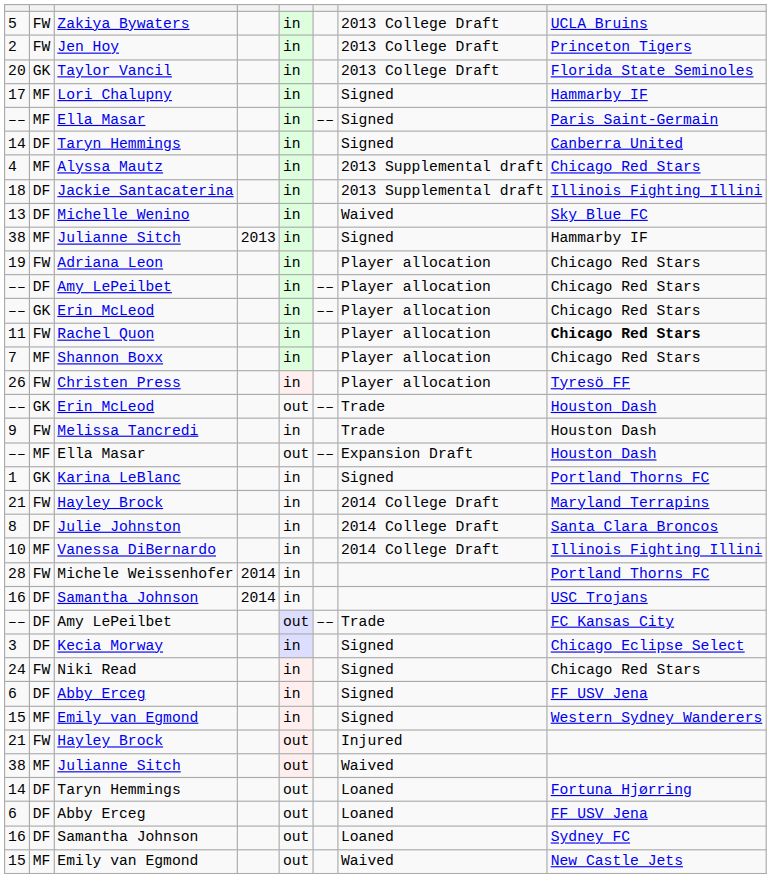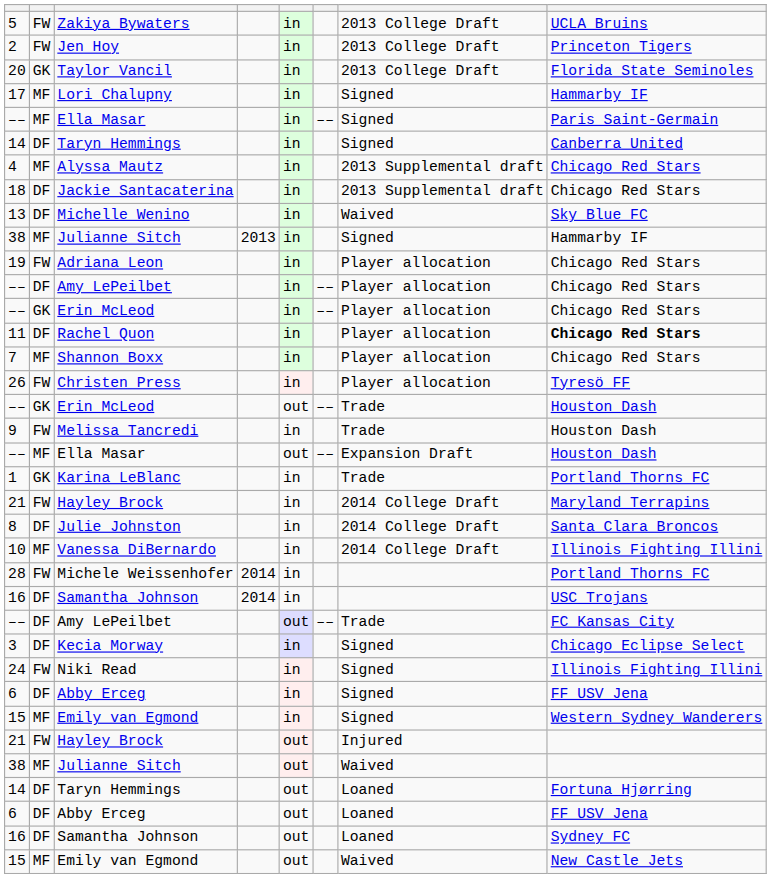(657, 191) Illinois Fighting Illini -> (626, 191) Chicago Red Stars
(42, 335) FW -> (42, 335) DF
(367, 478) Signed -> (363, 478) Trade
(626, 670) Chicago Red Stars -> (657, 670) Illinois Fighting Illini
